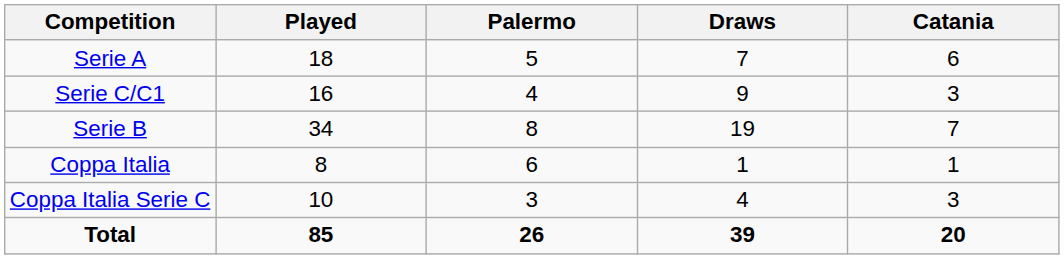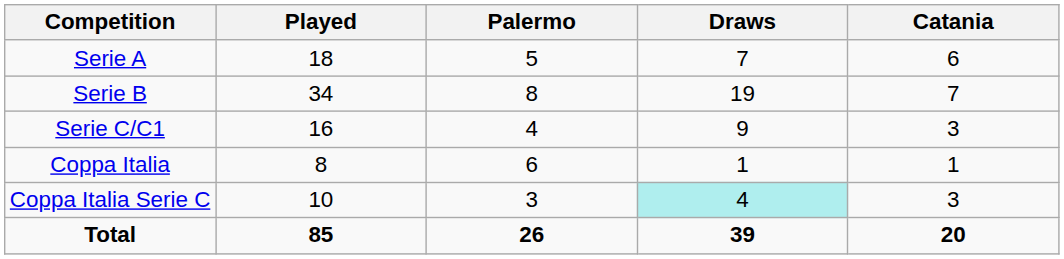rows swapped: (110, 128) <-> (110, 93)
(742, 199) no background -> (742, 199) paleturquoise background
